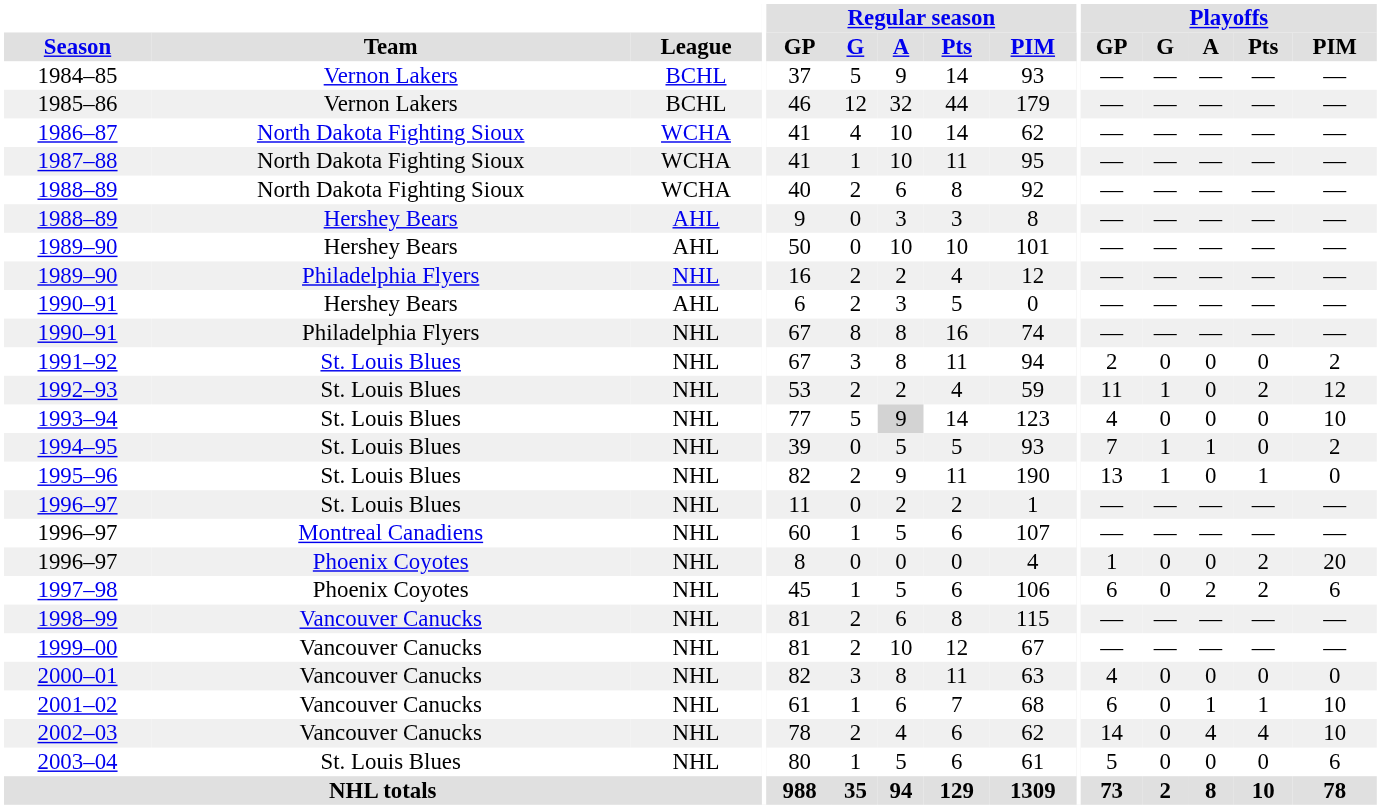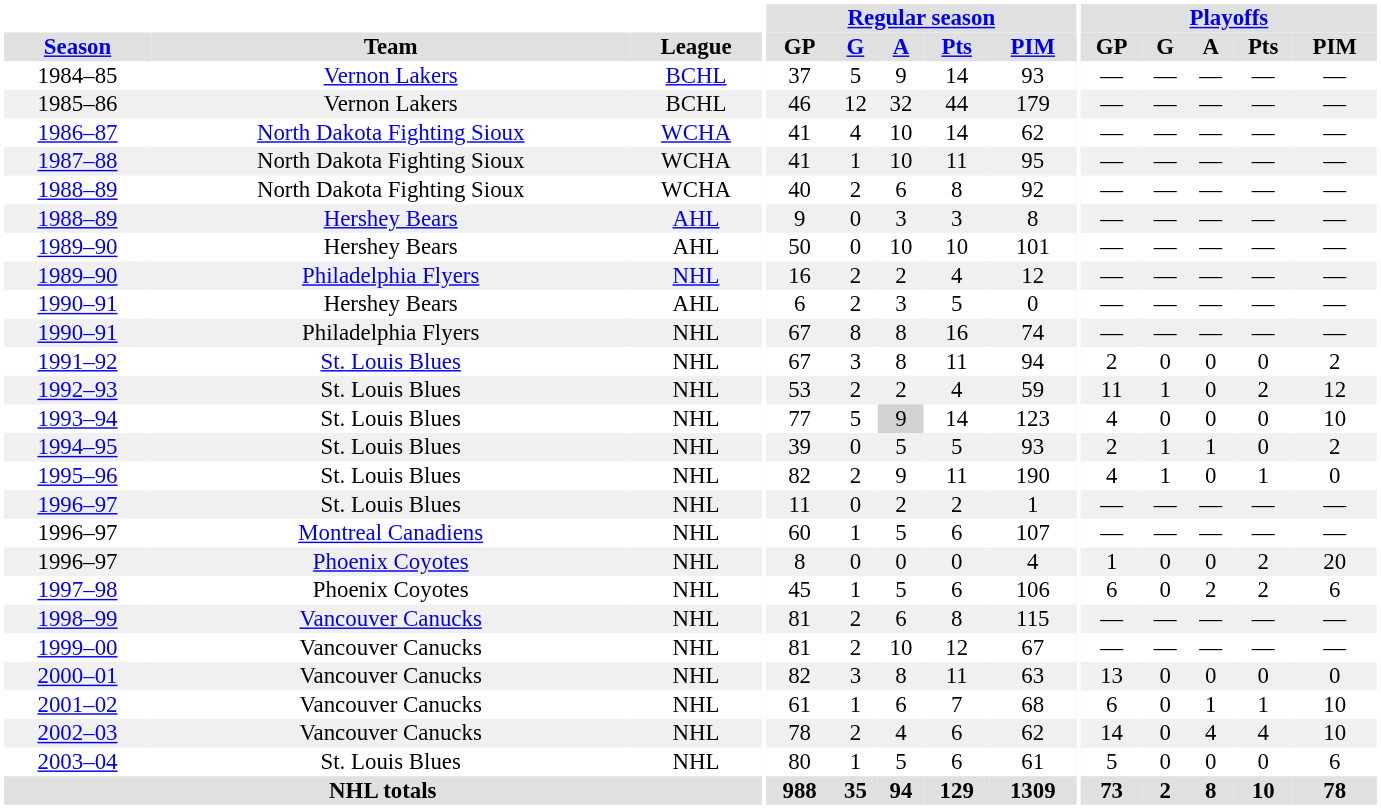(1112, 447) 7 -> (1112, 447) 2
(1112, 475) 13 -> (1112, 475) 4
(1112, 675) 4 -> (1112, 675) 13
